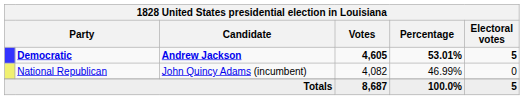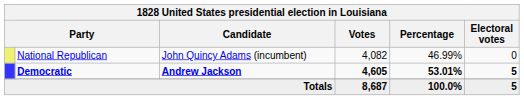rows swapped: (45, 55) <-> (62, 71)
